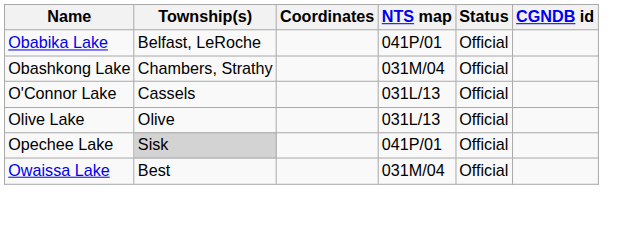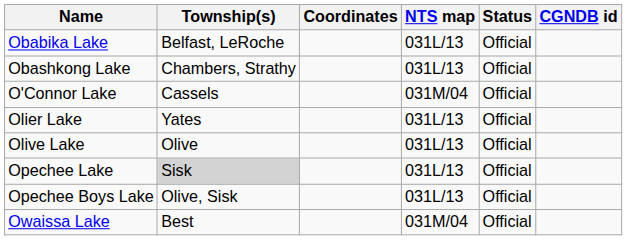(412, 42) 041P/01 -> (434, 42) 031L/13
(413, 68) 031M/04 -> (434, 68) 031L/13
(411, 94) 031L/13 -> (437, 94) 031M/04
+ row: (45, 119)
(412, 145) 041P/01 -> (434, 171) 031L/13
+ row: (81, 196)
